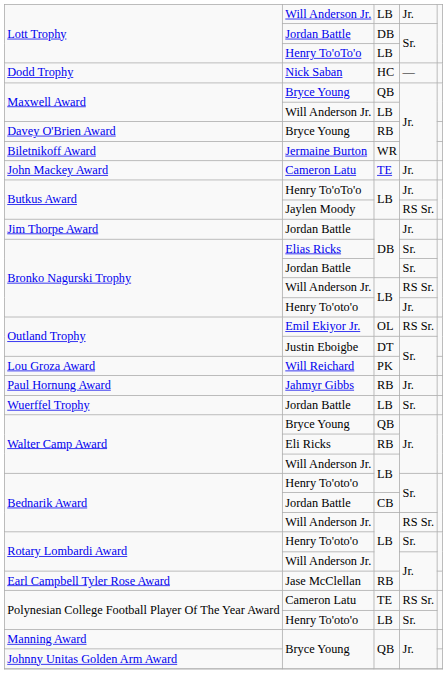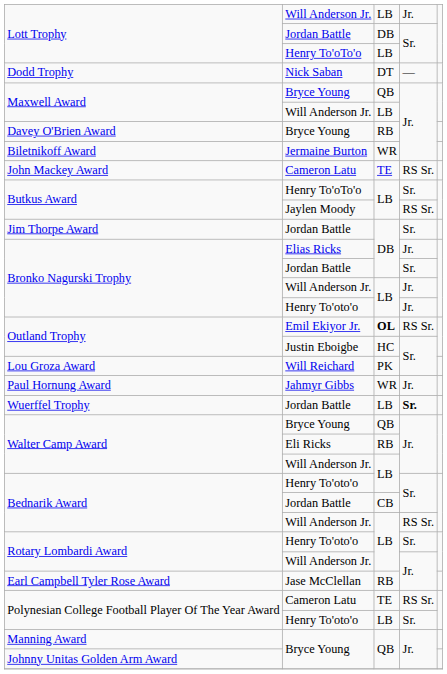(386, 72) HC -> (385, 72) DT
(408, 170) Jr. -> (418, 170) RS Sr.
(408, 190) Jr. -> (409, 190) Sr.
(408, 229) Jr. -> (409, 229) Sr.
(409, 248) Sr. -> (408, 248) Jr.
(418, 287) RS Sr. -> (408, 287) Jr.
(385, 326) normal -> (386, 326) bold
(385, 346) DT -> (386, 346) HC
(385, 385) RB -> (387, 385) WR
(409, 405) normal -> (410, 405) bold
